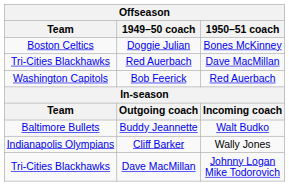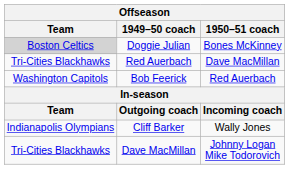(60, 45) no background -> (60, 45) lightgrey background
- row: (159, 128)
